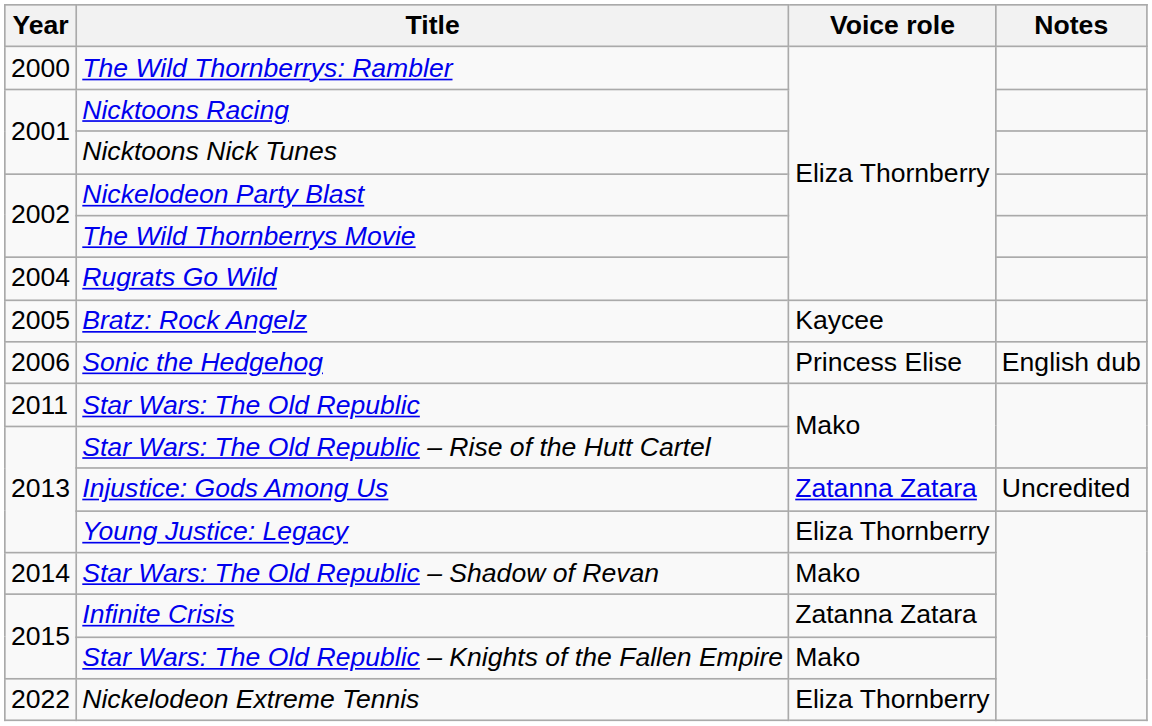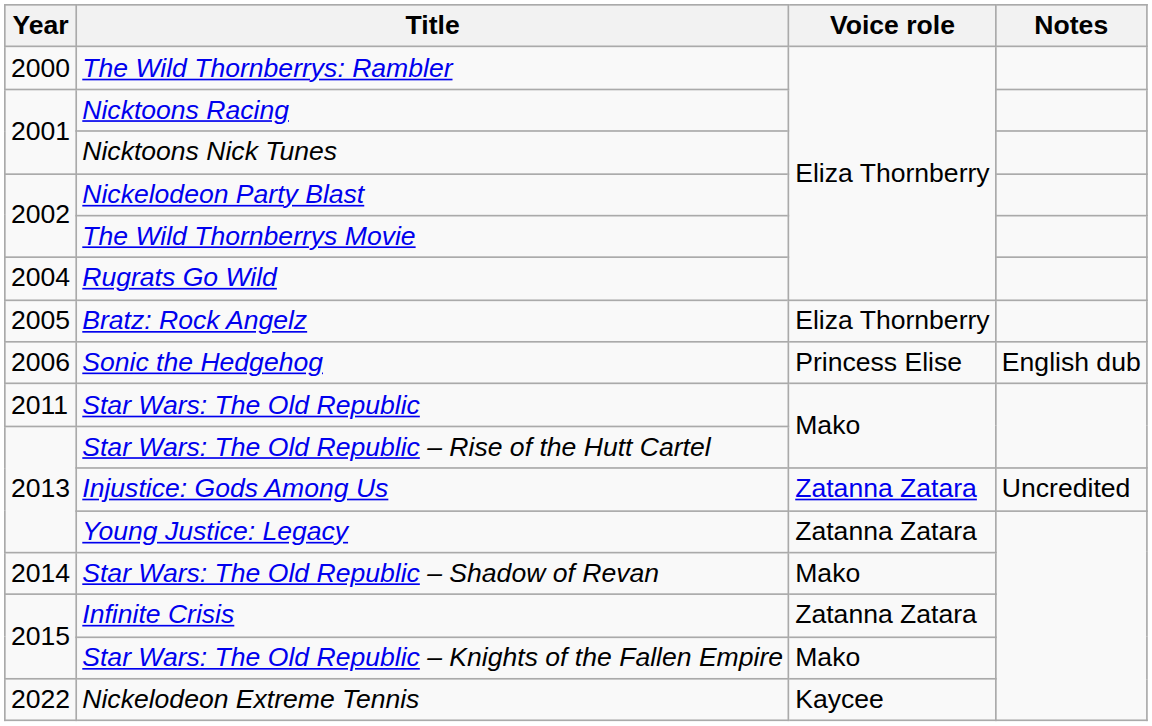(840, 320) Kaycee -> (892, 320) Eliza Thornberry
(892, 531) Eliza Thornberry -> (886, 531) Zatanna Zatara
(892, 699) Eliza Thornberry -> (840, 699) Kaycee
